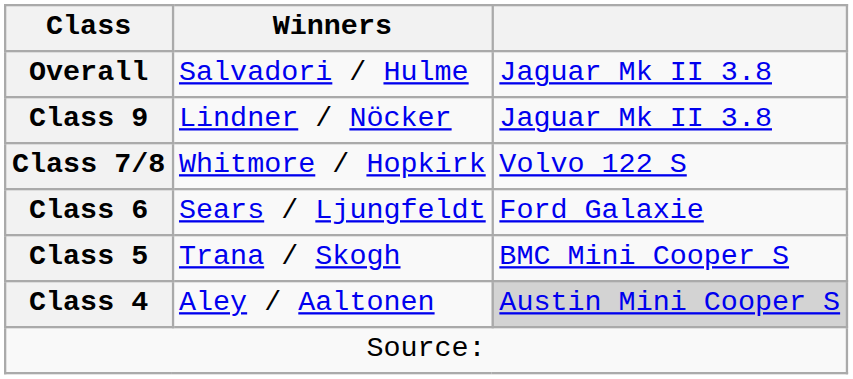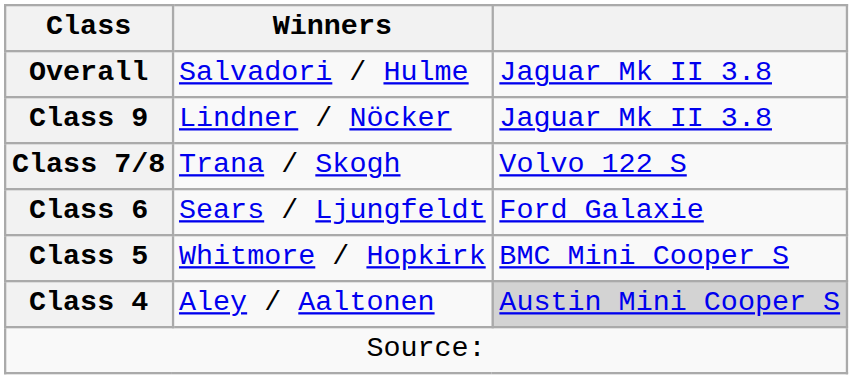(332, 166) Whitmore / Hopkirk -> (290, 166) Trana / Skogh
(290, 258) Trana / Skogh -> (332, 258) Whitmore / Hopkirk
